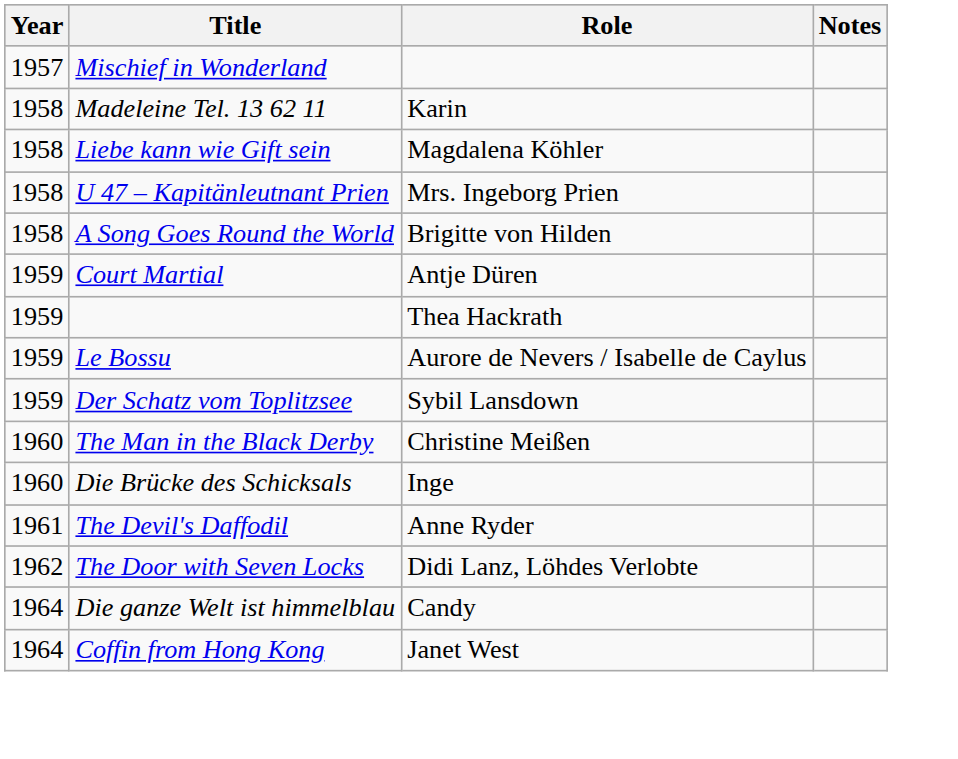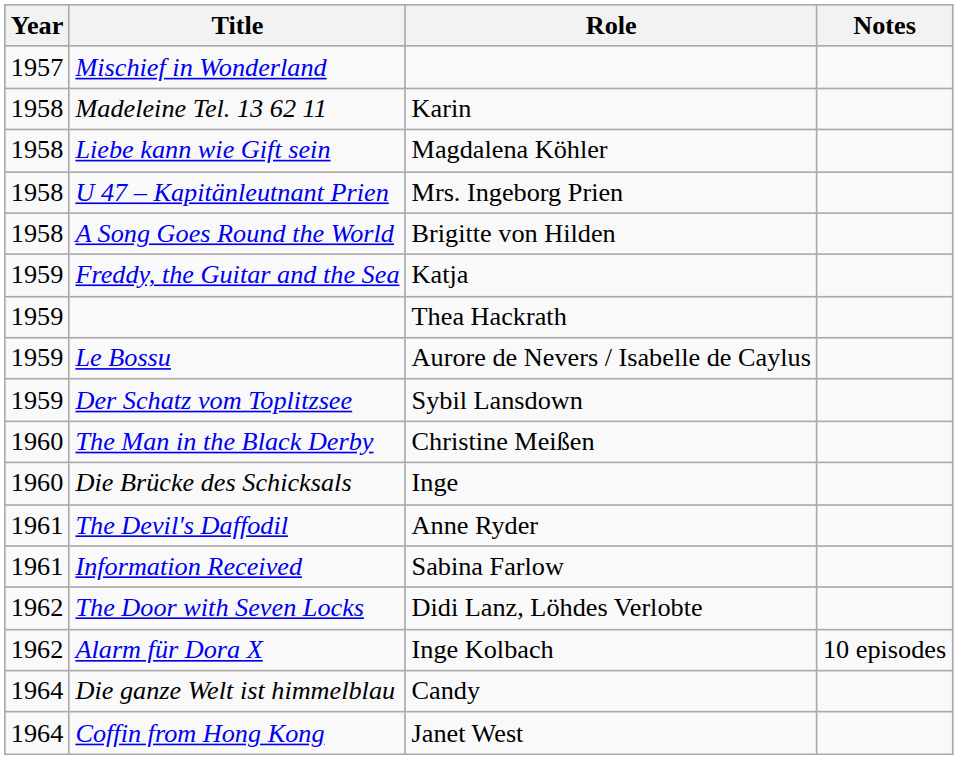- row: (149, 274)
+ row: (237, 274)
+ row: (189, 566)
+ row: (169, 649)
